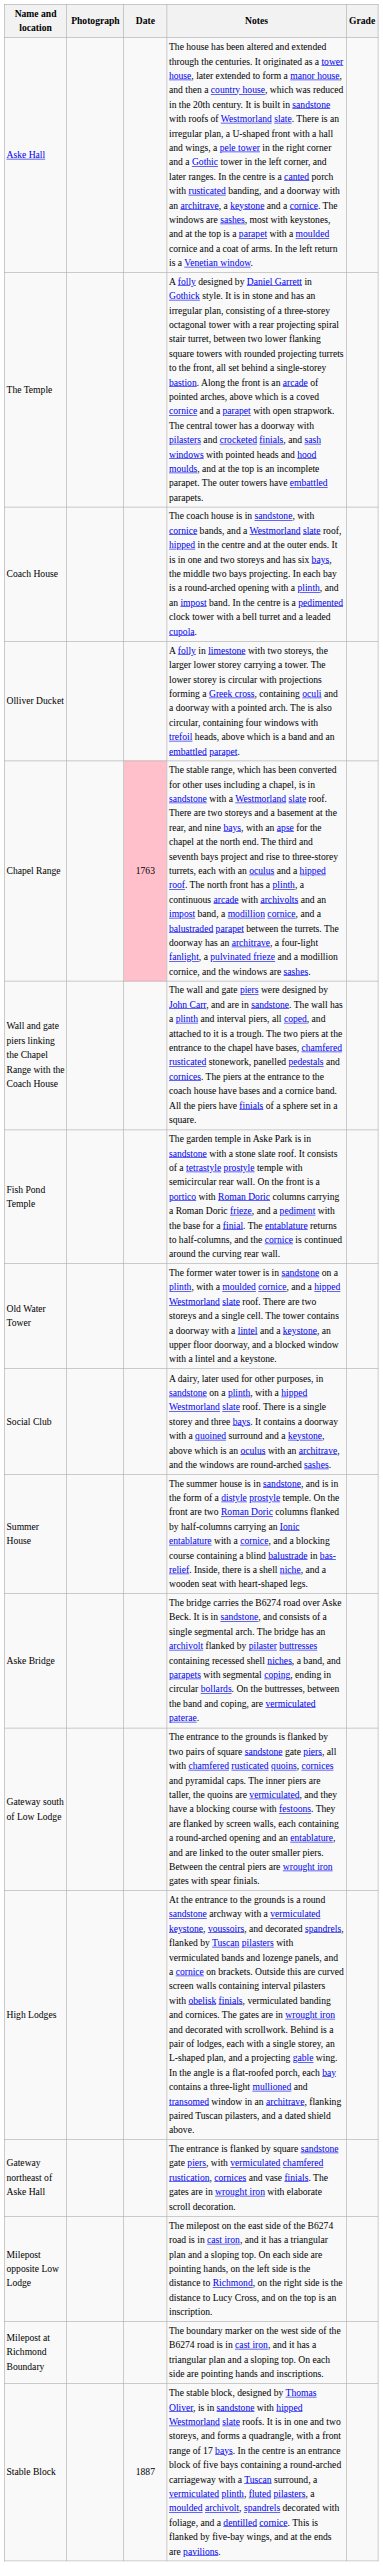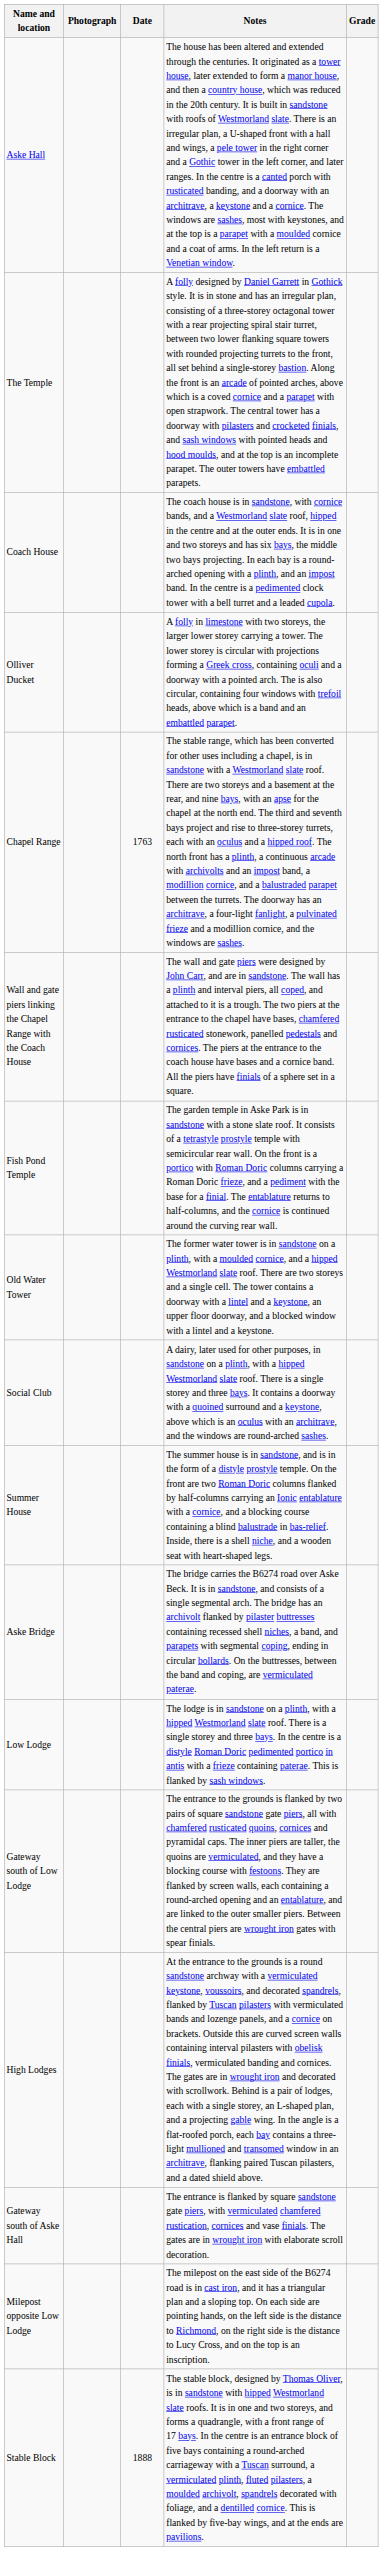(145, 871) pink background -> (142, 842) no background
+ row: (29, 1744)
- row: (29, 2178)
+ row: (33, 2225)
- row: (28, 2352)
(145, 2472) 1887 -> (142, 2457) 1888
